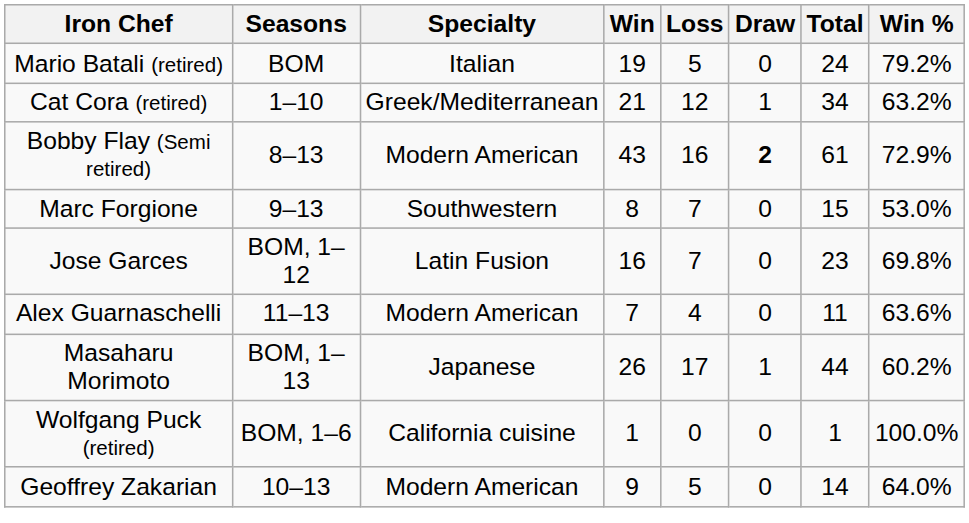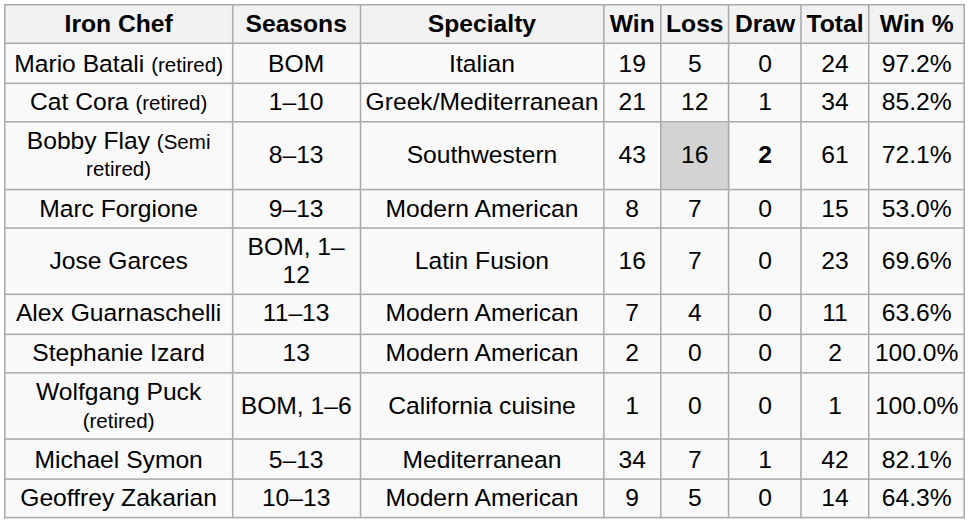(917, 63) 79.2% -> (917, 63) 97.2%
(917, 102) 63.2% -> (917, 102) 85.2%
(482, 155) Modern American -> (482, 155) Southwestern
(695, 155) no background -> (695, 155) lightgrey background
(917, 155) 72.9% -> (917, 155) 72.1%
(482, 208) Southwestern -> (482, 208) Modern American
(917, 261) 69.8% -> (917, 261) 69.6%
+ row: (119, 353)
- row: (119, 366)
+ row: (119, 458)
(917, 486) 64.0% -> (917, 497) 64.3%
